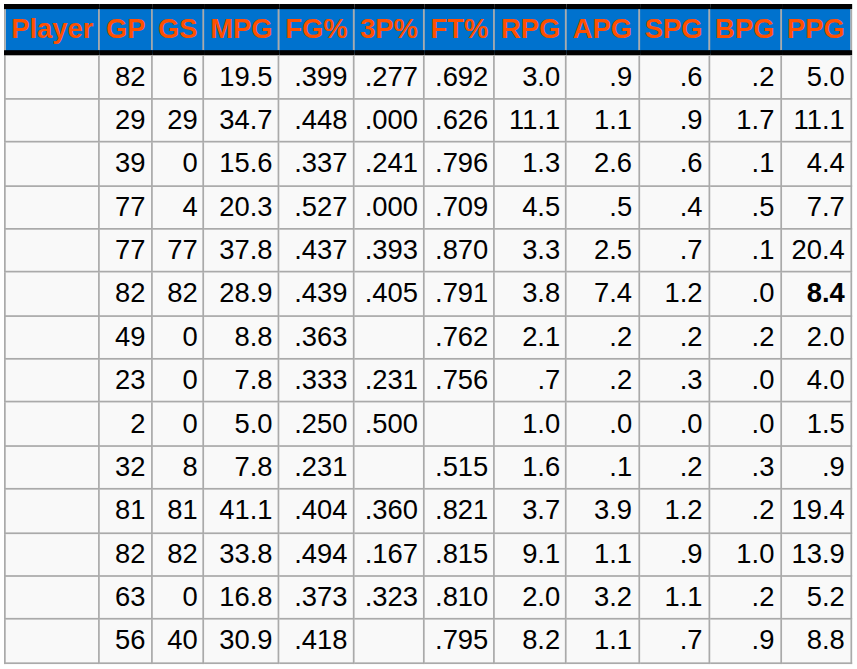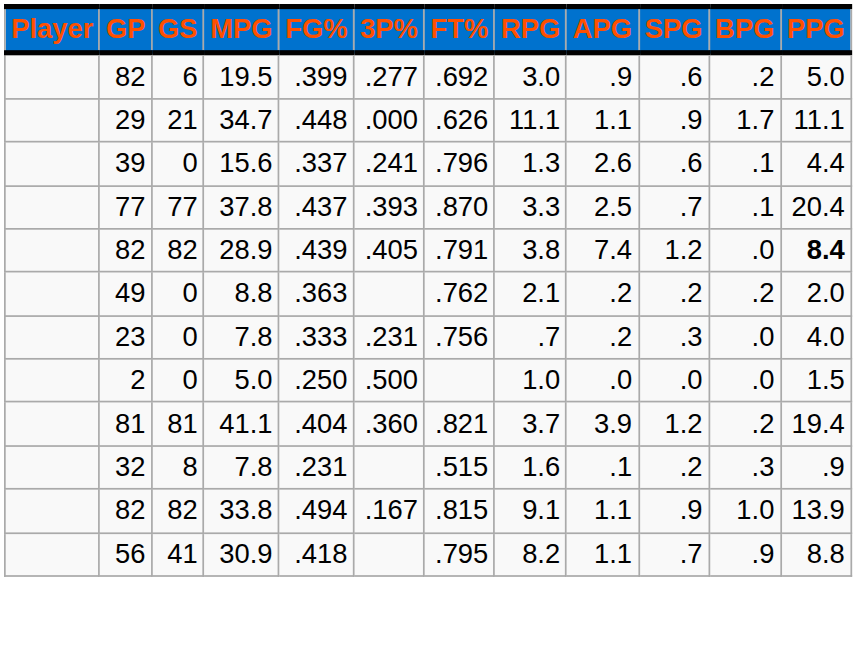(182, 119) 29 -> (182, 119) 21
- row: (130, 206)
rows swapped: (130, 466) <-> (130, 510)
- row: (130, 597)
(182, 640) 40 -> (182, 553) 41
